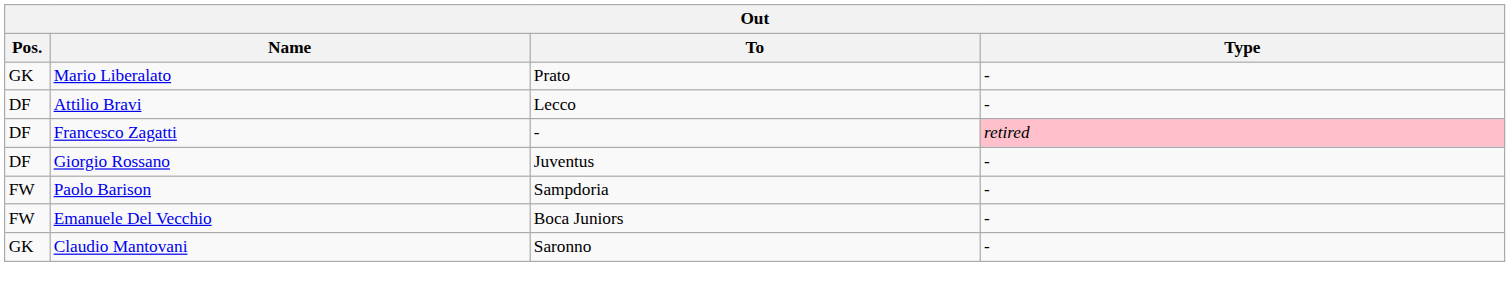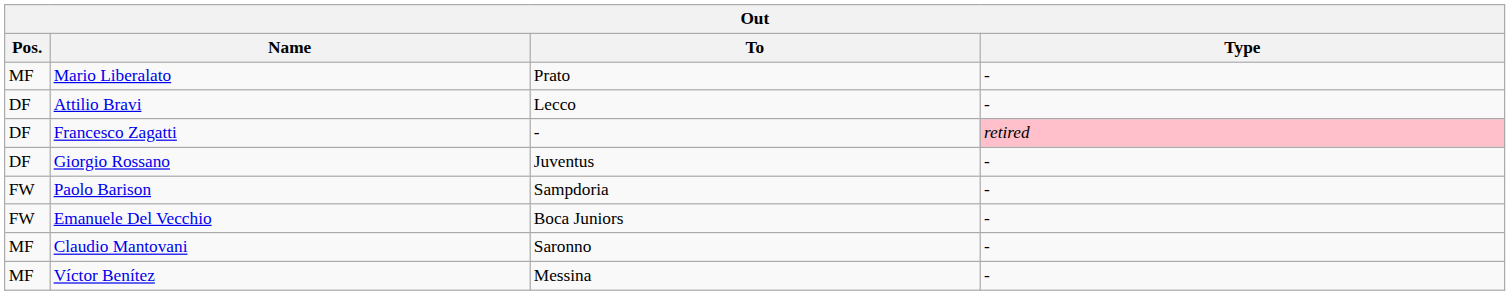(21, 76) GK -> (21, 76) MF
(21, 247) GK -> (21, 247) MF
+ row: (104, 275)
